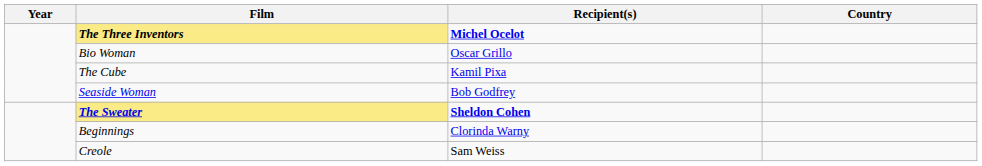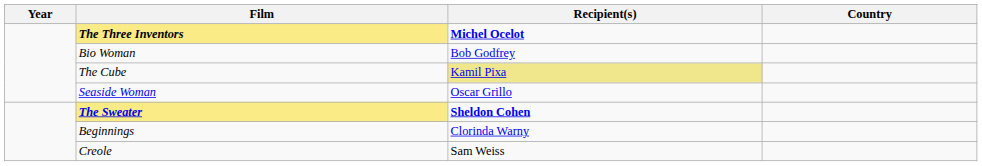(481, 53) Oscar Grillo -> (483, 53) Bob Godfrey
(478, 72) no background -> (478, 72) khaki background
(483, 92) Bob Godfrey -> (481, 92) Oscar Grillo
